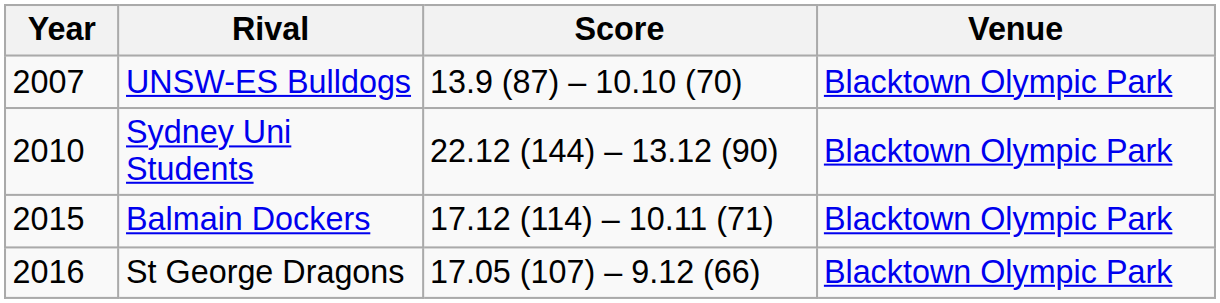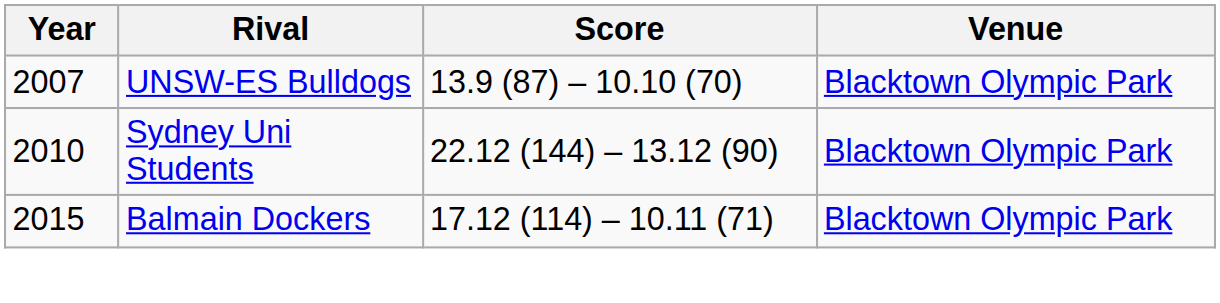- row: (265, 271)
